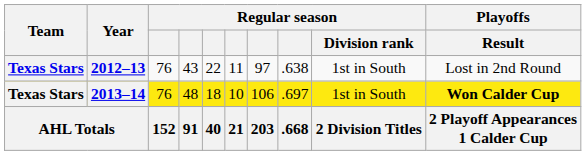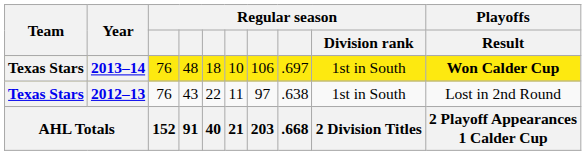rows swapped: (118, 68) <-> (118, 94)
